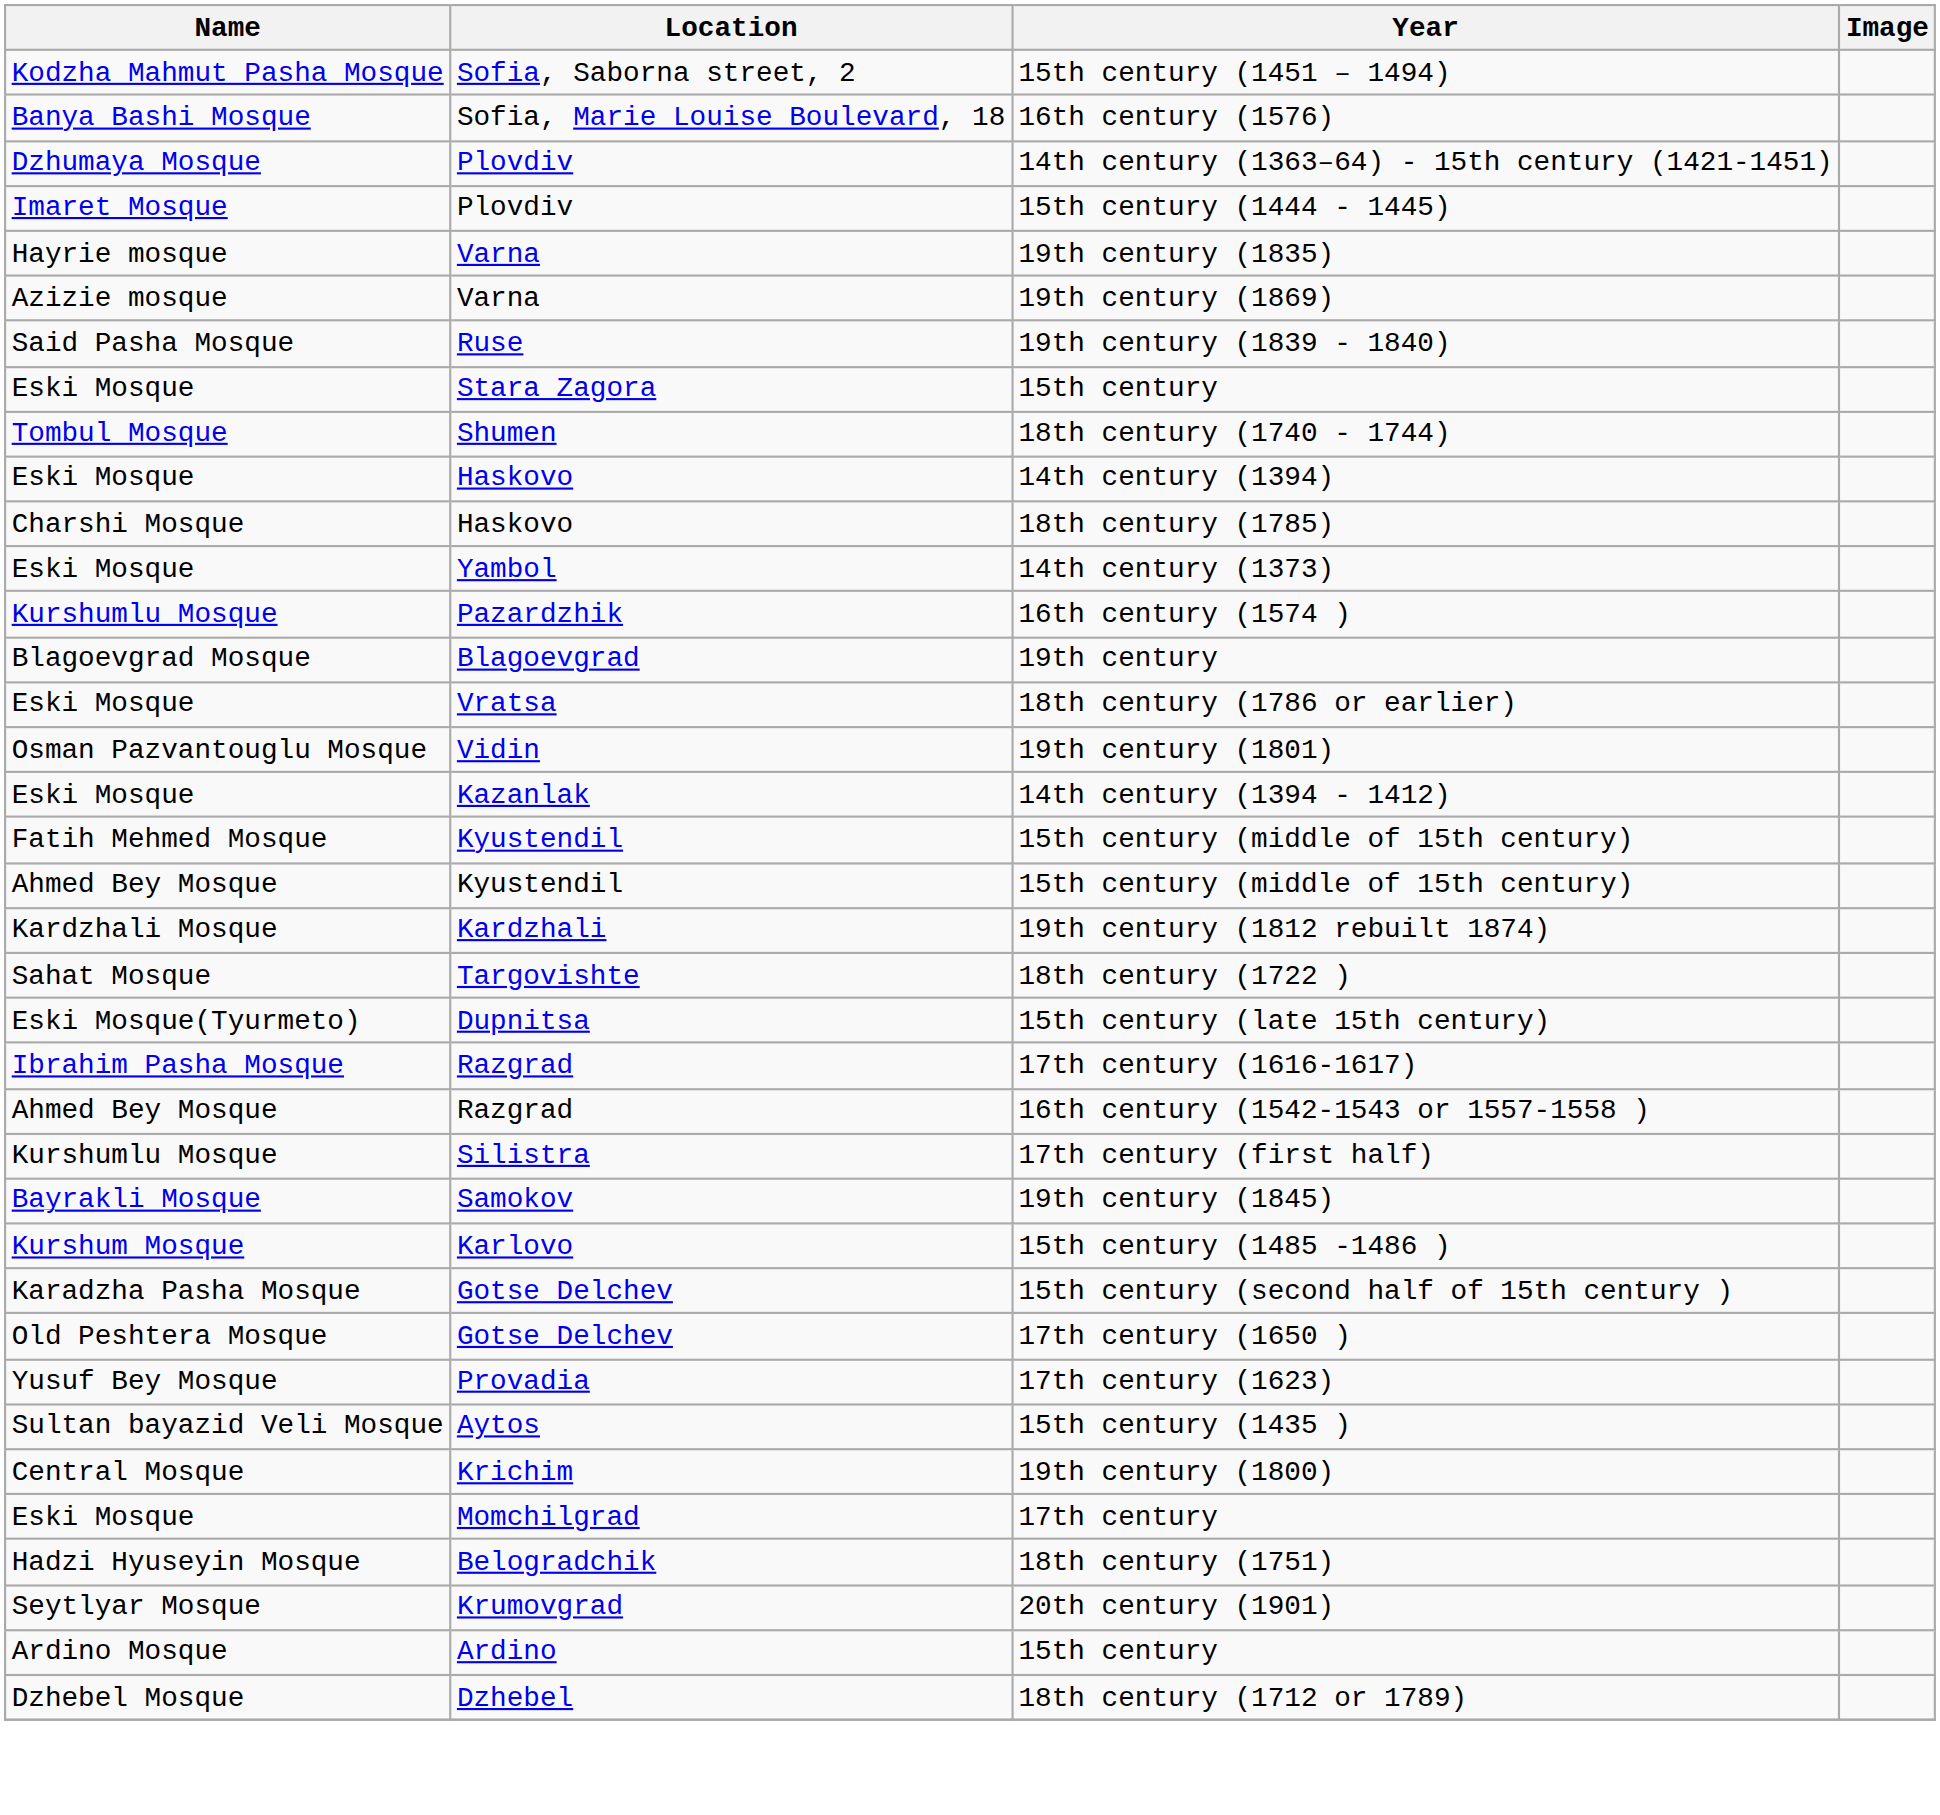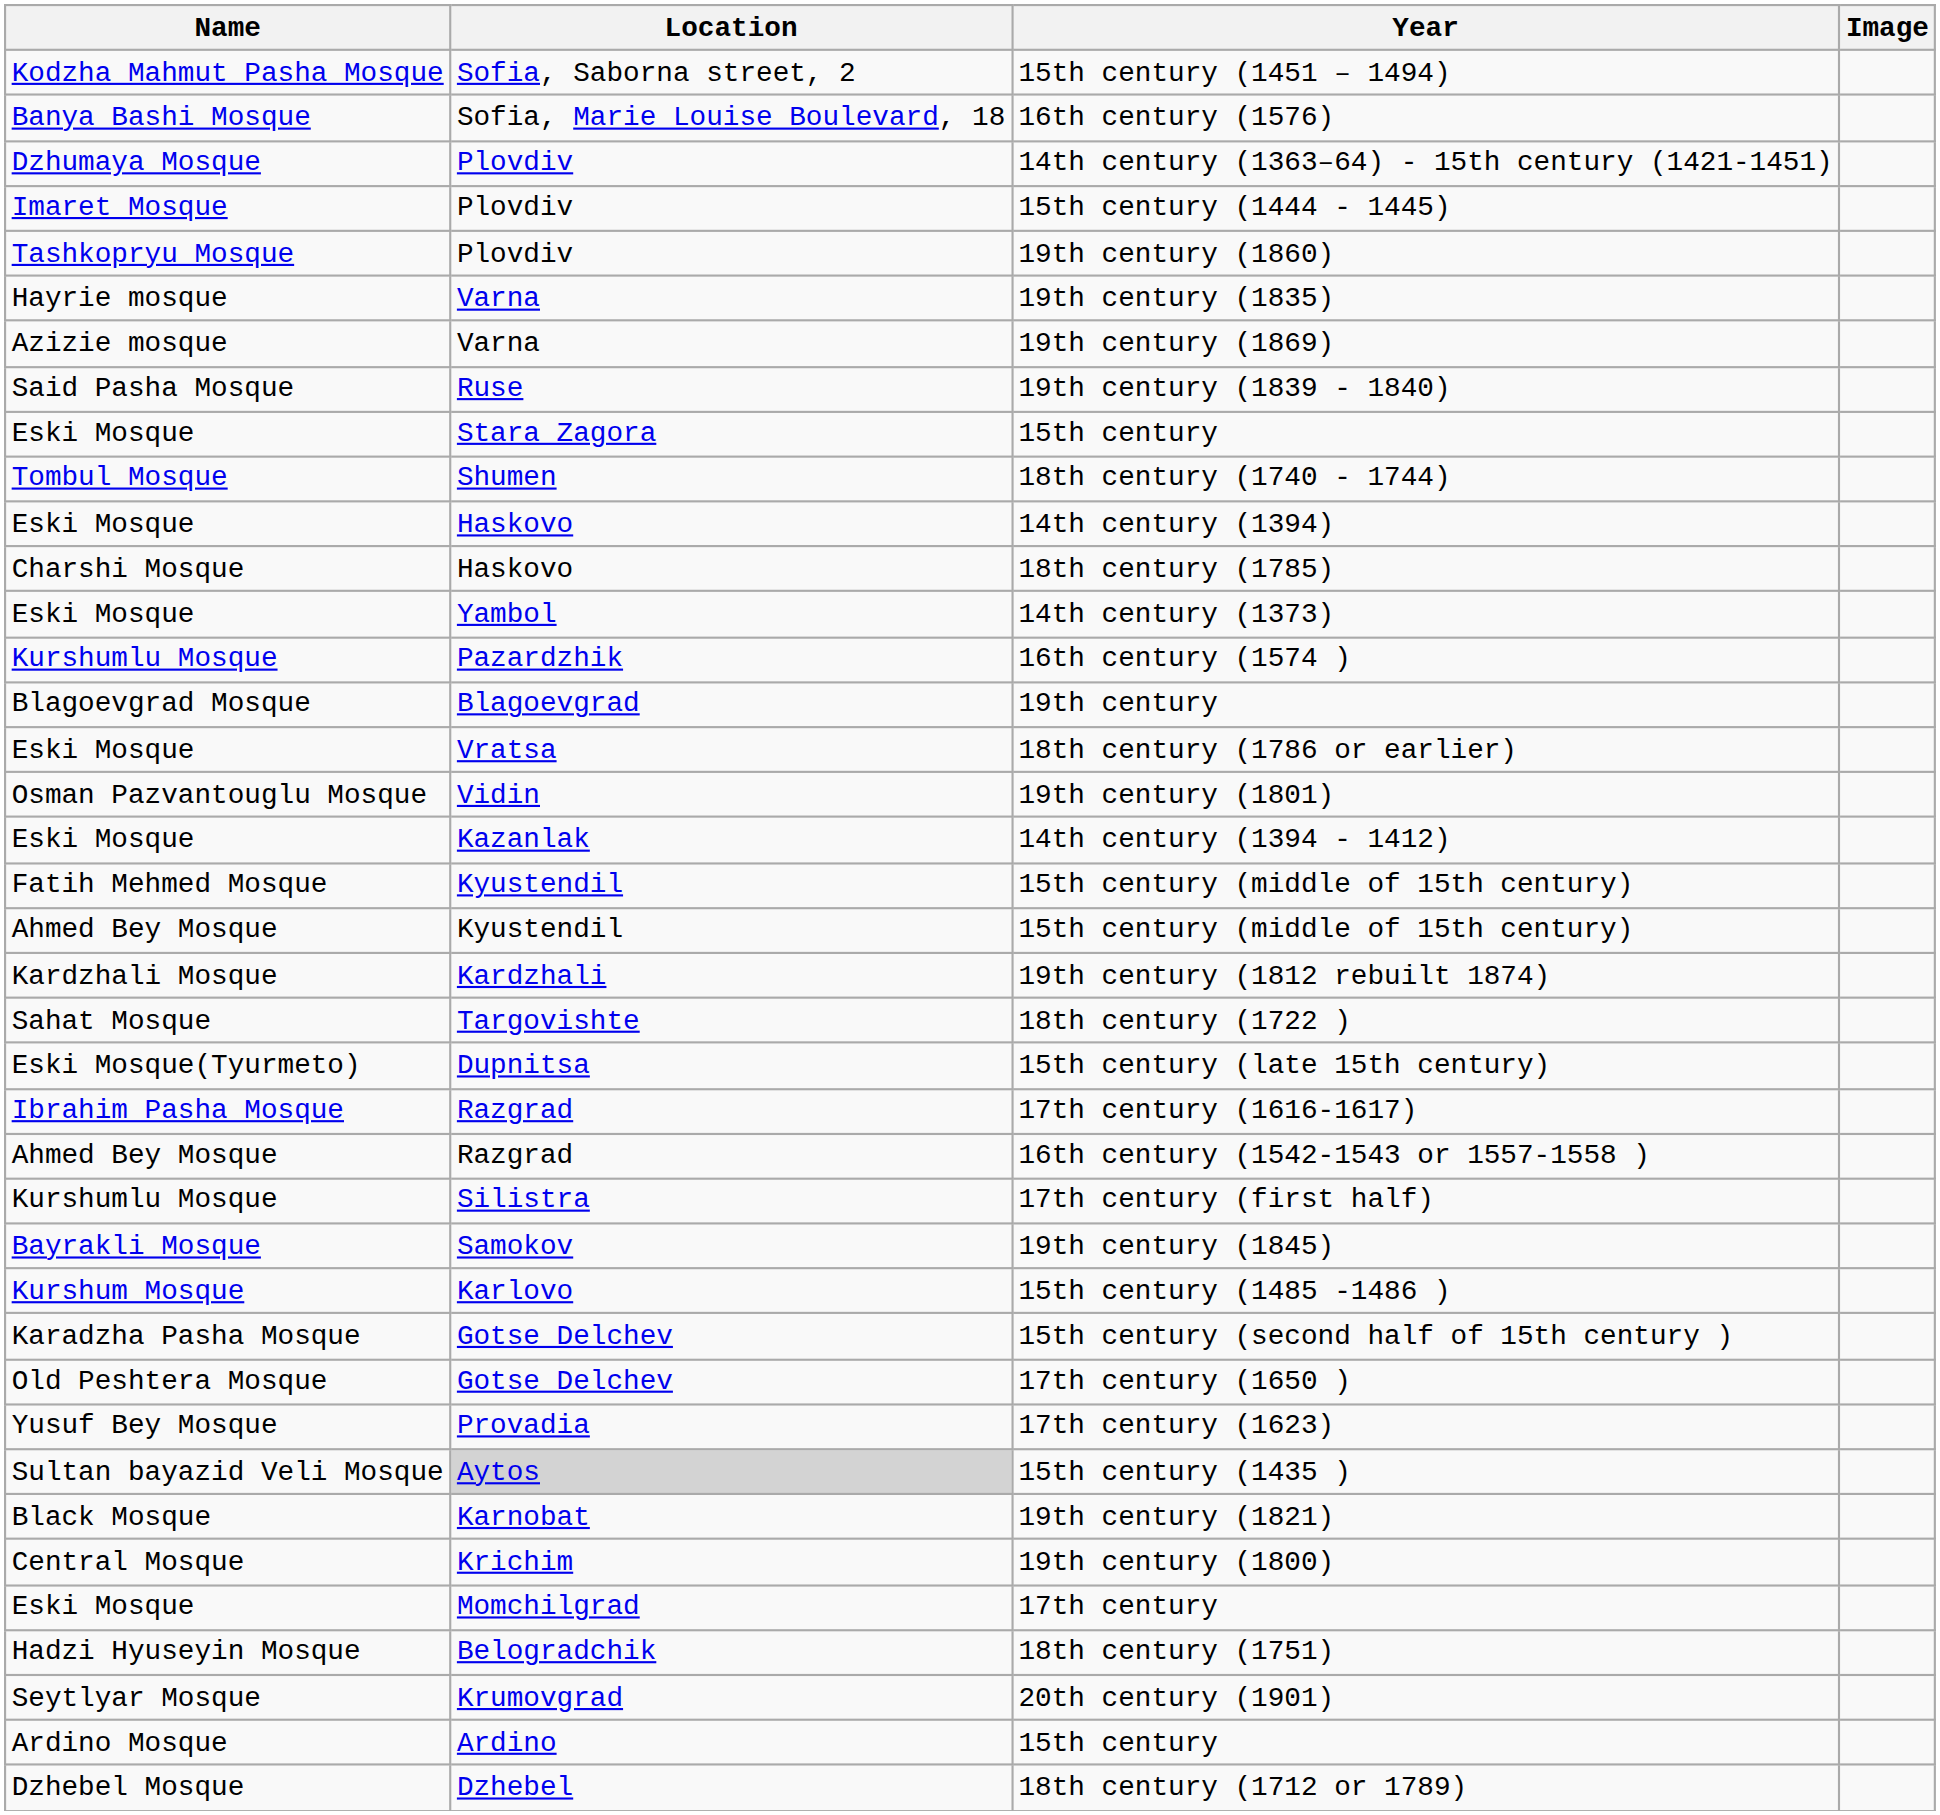+ row: (153, 253)
(498, 1427) no background -> (498, 1472) lightgrey background
+ row: (111, 1517)
